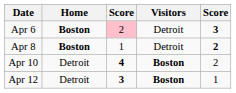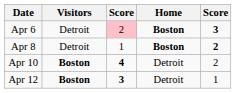columns swapped: (168, 12) <-> (74, 12)
